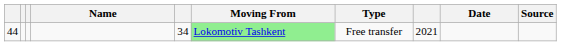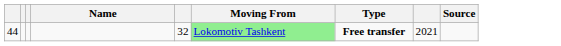- column: (479, 13)
(183, 32) 34 -> (183, 32) 32
(374, 32) normal -> (374, 32) bold
